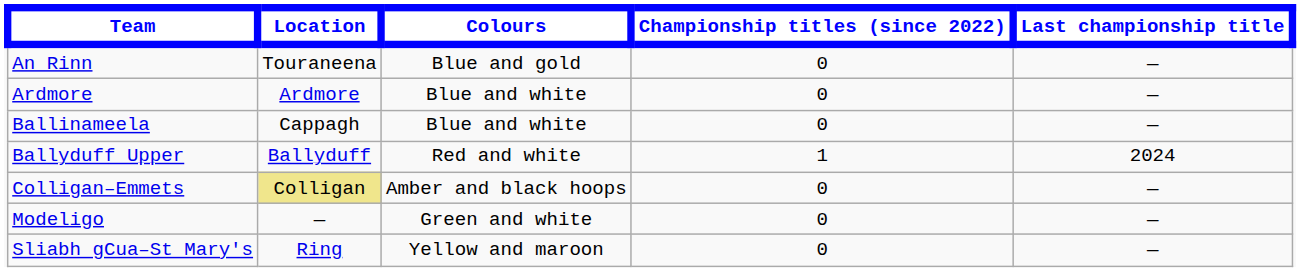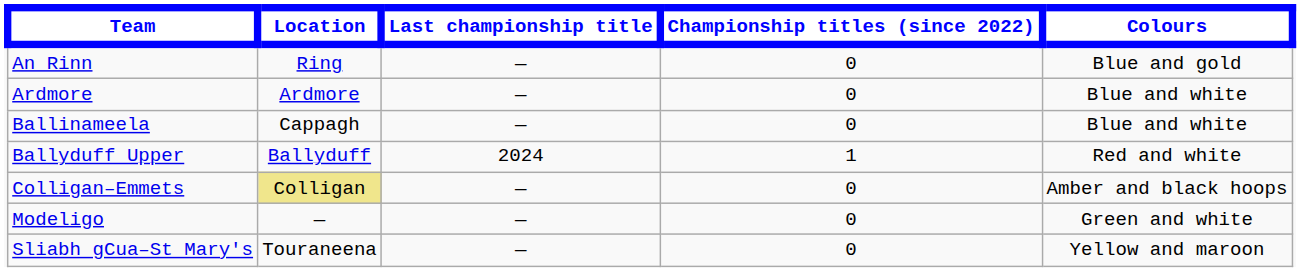columns swapped: (506, 26) <-> (1153, 26)
(319, 63) Touraneena -> (319, 63) Ring
(319, 250) Ring -> (319, 250) Touraneena
